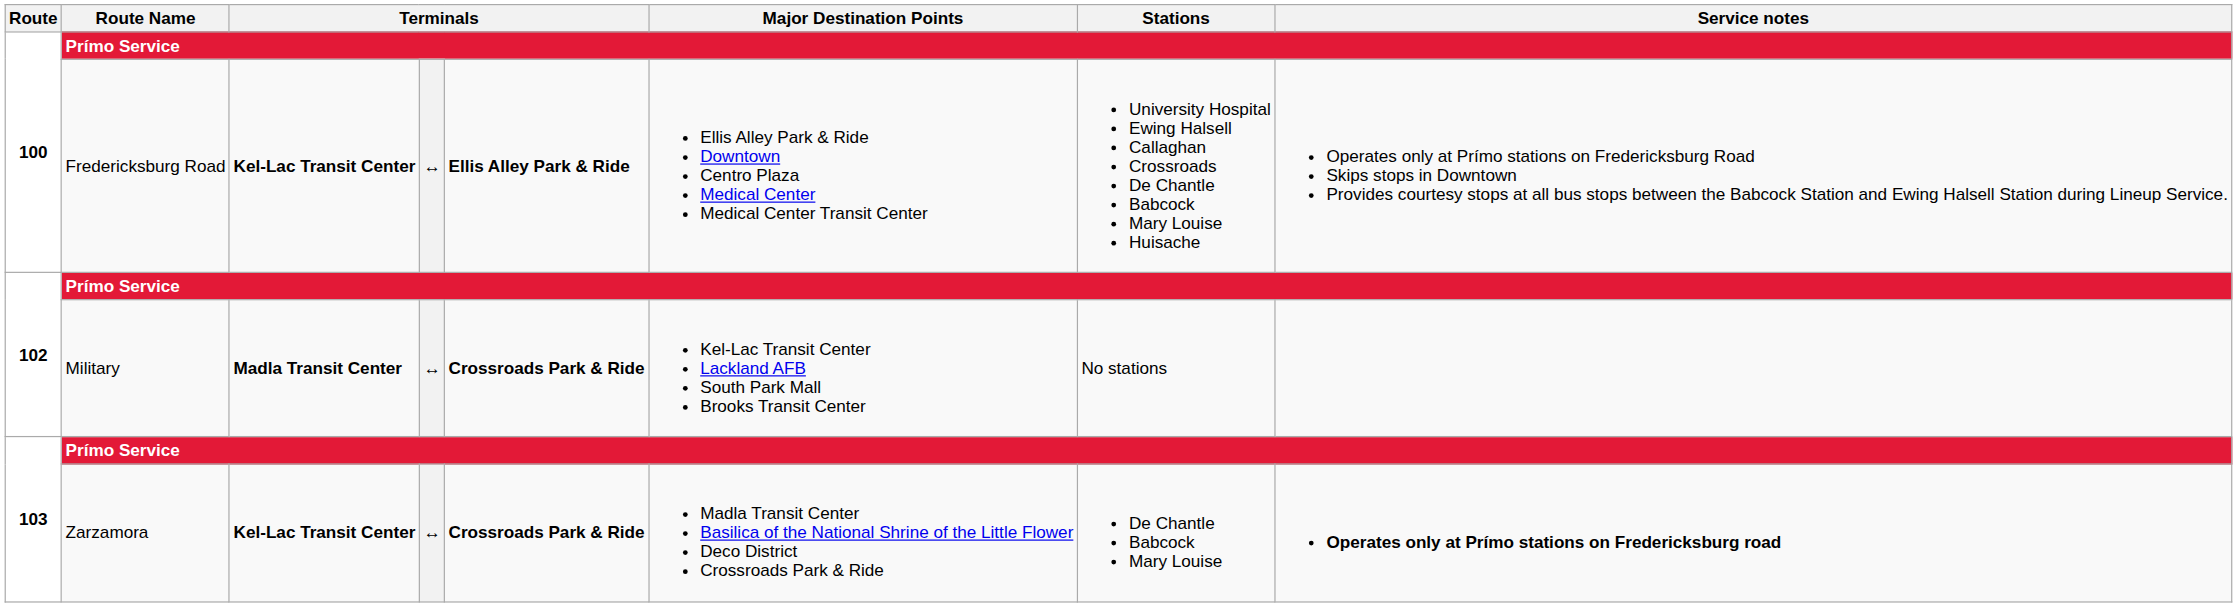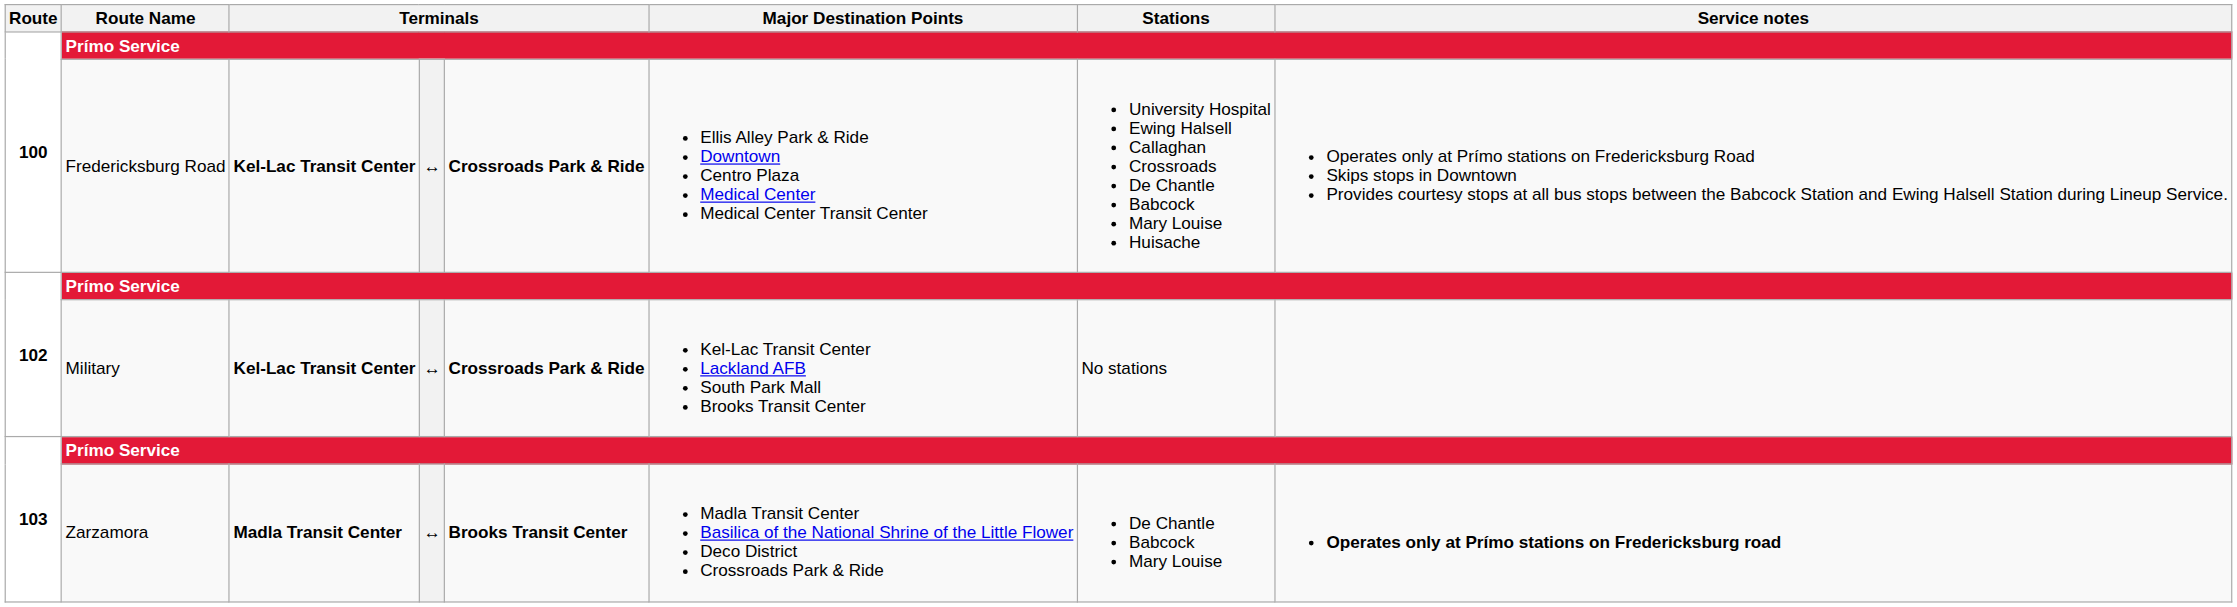(539, 166) Ellis Alley Park & Ride -> (547, 166) Crossroads Park & Ride
(318, 369) Madla Transit Center -> (324, 369) Kel-Lac Transit Center
(324, 533) Kel-Lac Transit Center -> (318, 533) Madla Transit Center
(547, 533) Crossroads Park & Ride -> (538, 533) Brooks Transit Center
